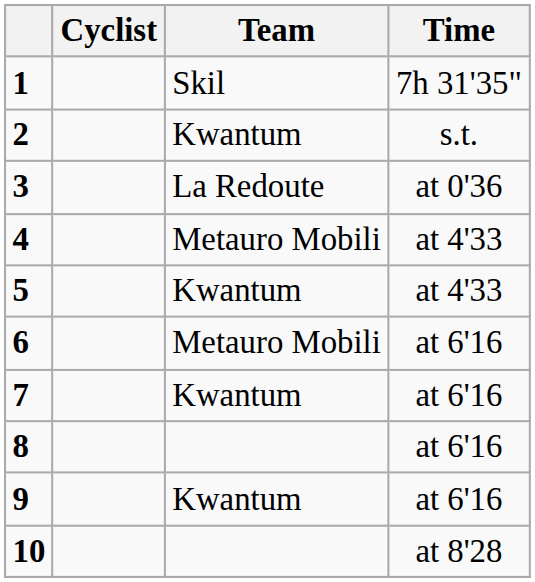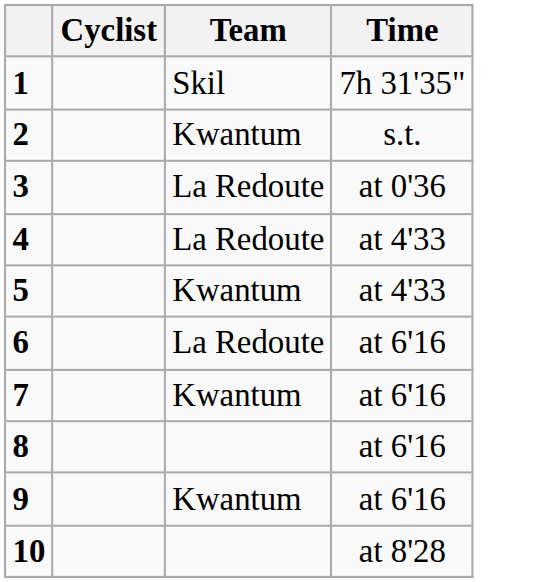(277, 238) Metauro Mobili -> (248, 238) La Redoute
(277, 342) Metauro Mobili -> (248, 342) La Redoute
